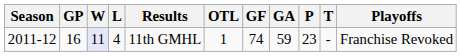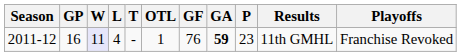columns swapped: (328, 16) <-> (165, 16)
(256, 39) 74 -> (193, 39) 76
(284, 39) normal -> (221, 39) bold
